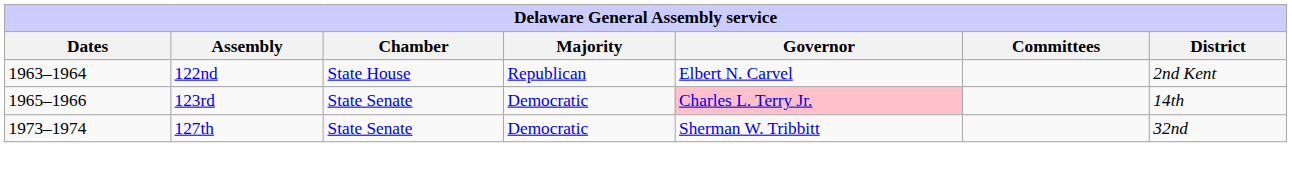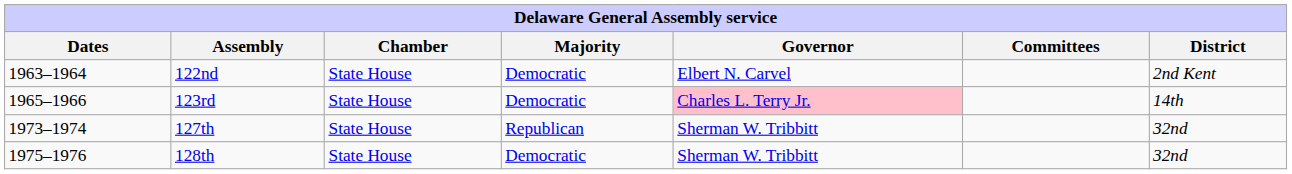(547, 73) Republican -> (546, 73) Democratic
(370, 100) State Senate -> (370, 100) State House
(370, 127) State Senate -> (370, 127) State House
(548, 127) Democratic -> (545, 127) Republican
+ row: (195, 155)
